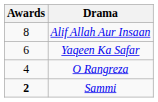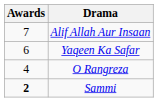(26, 32) 8 -> (26, 32) 7
